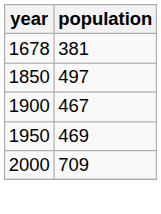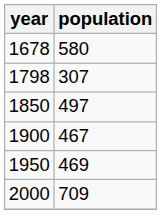(74, 48) 381 -> (74, 48) 580
+ row: (29, 77)
